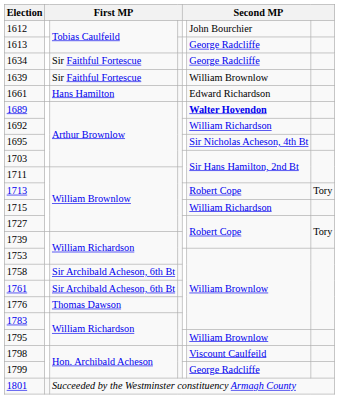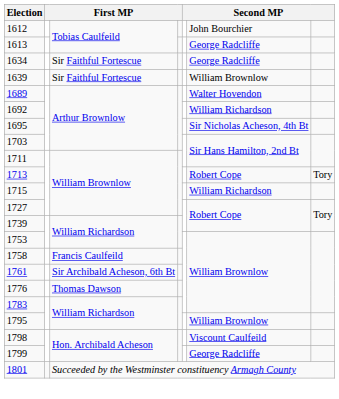- row: (17, 93)
(228, 110) bold -> (225, 93) normal
(114, 272) Sir Archibald Acheson, 6th Bt -> (87, 256) Francis Caulfeild
